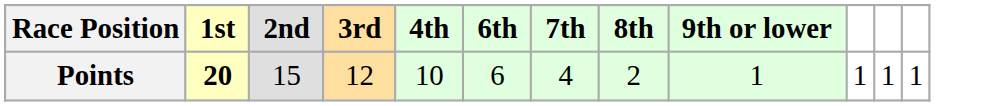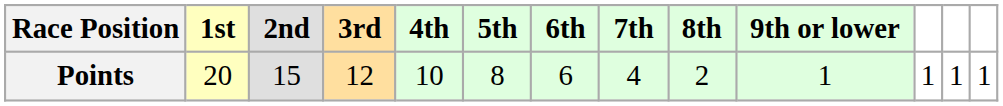+ column: (497, 27)
(218, 75) bold -> (218, 75) normal
